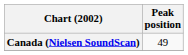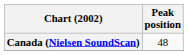(163, 42) 49 -> (163, 42) 48
